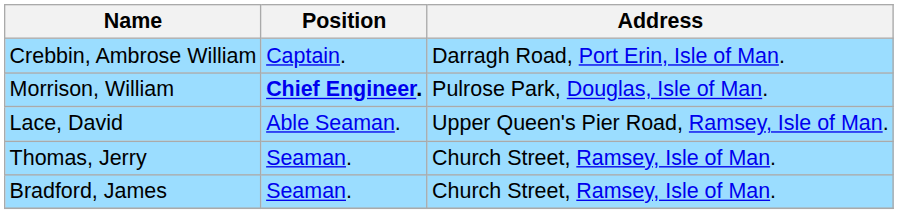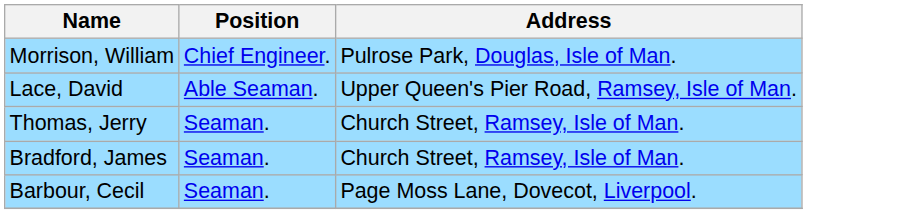- row: (133, 55)
(344, 89) bold -> (257, 55) normal
+ row: (77, 191)
